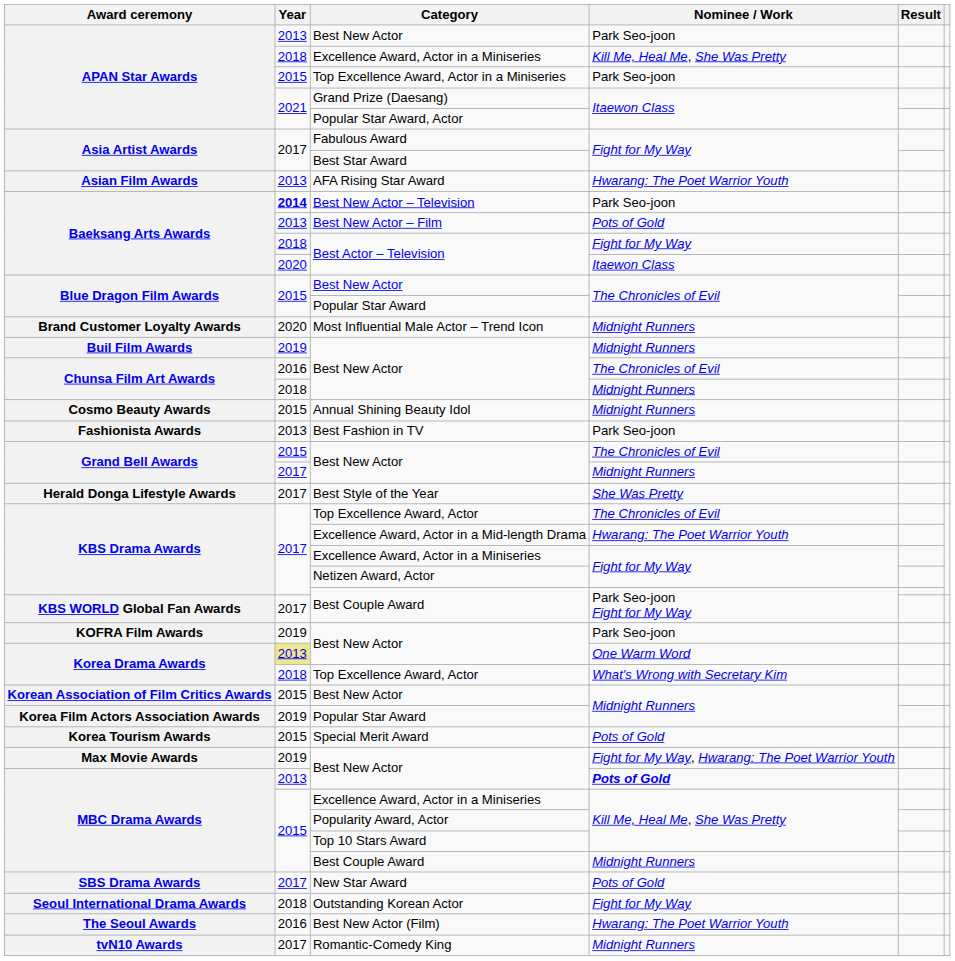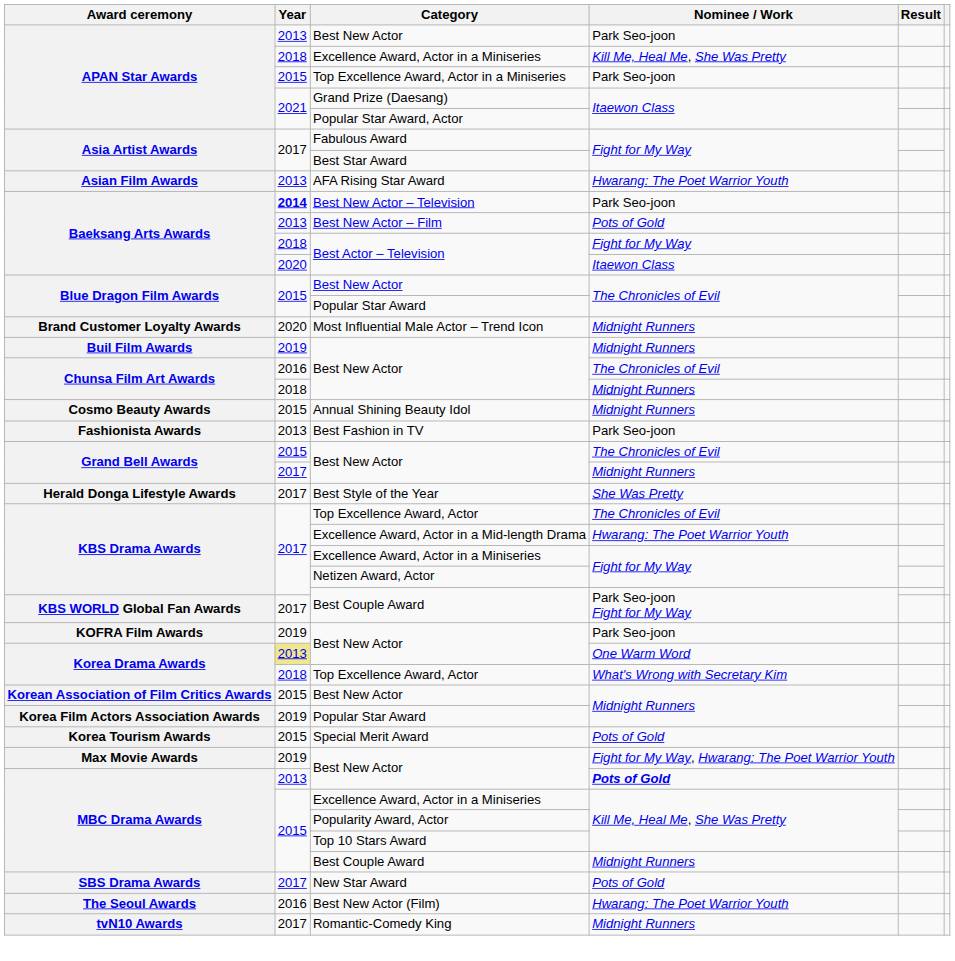- row: (140, 903)
